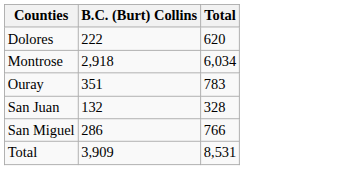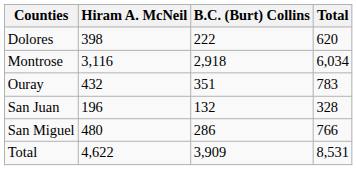+ column: (134, 15)
